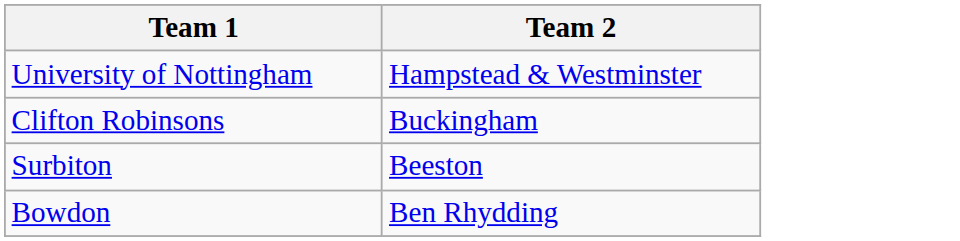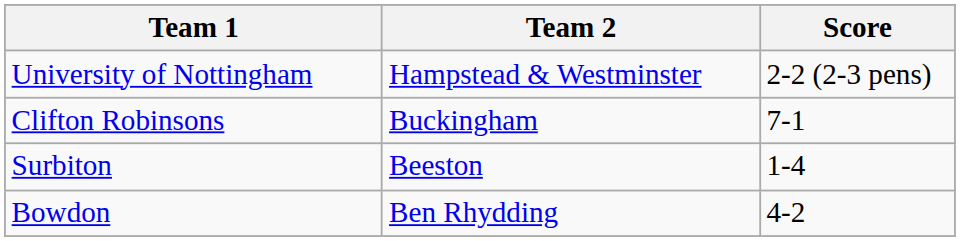+ column: (857, 27)
